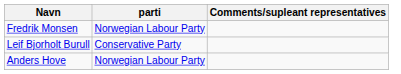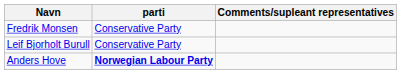(150, 28) Norwegian Labour Party -> (138, 28) Conservative Party
(150, 61) normal -> (154, 61) bold
